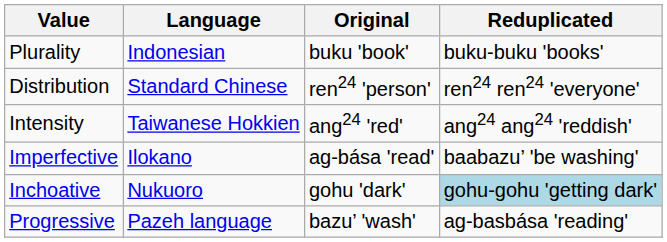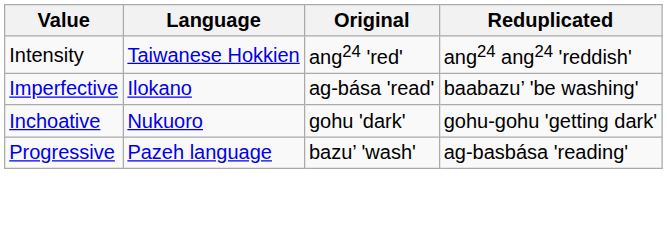- row: (45, 52)
- row: (59, 86)
(550, 189) lightblue background -> (550, 120) no background
